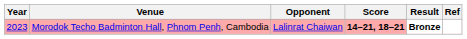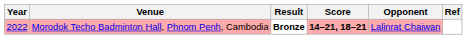columns swapped: (308, 12) <-> (425, 12)
(17, 27) 2023 -> (17, 27) 2022
